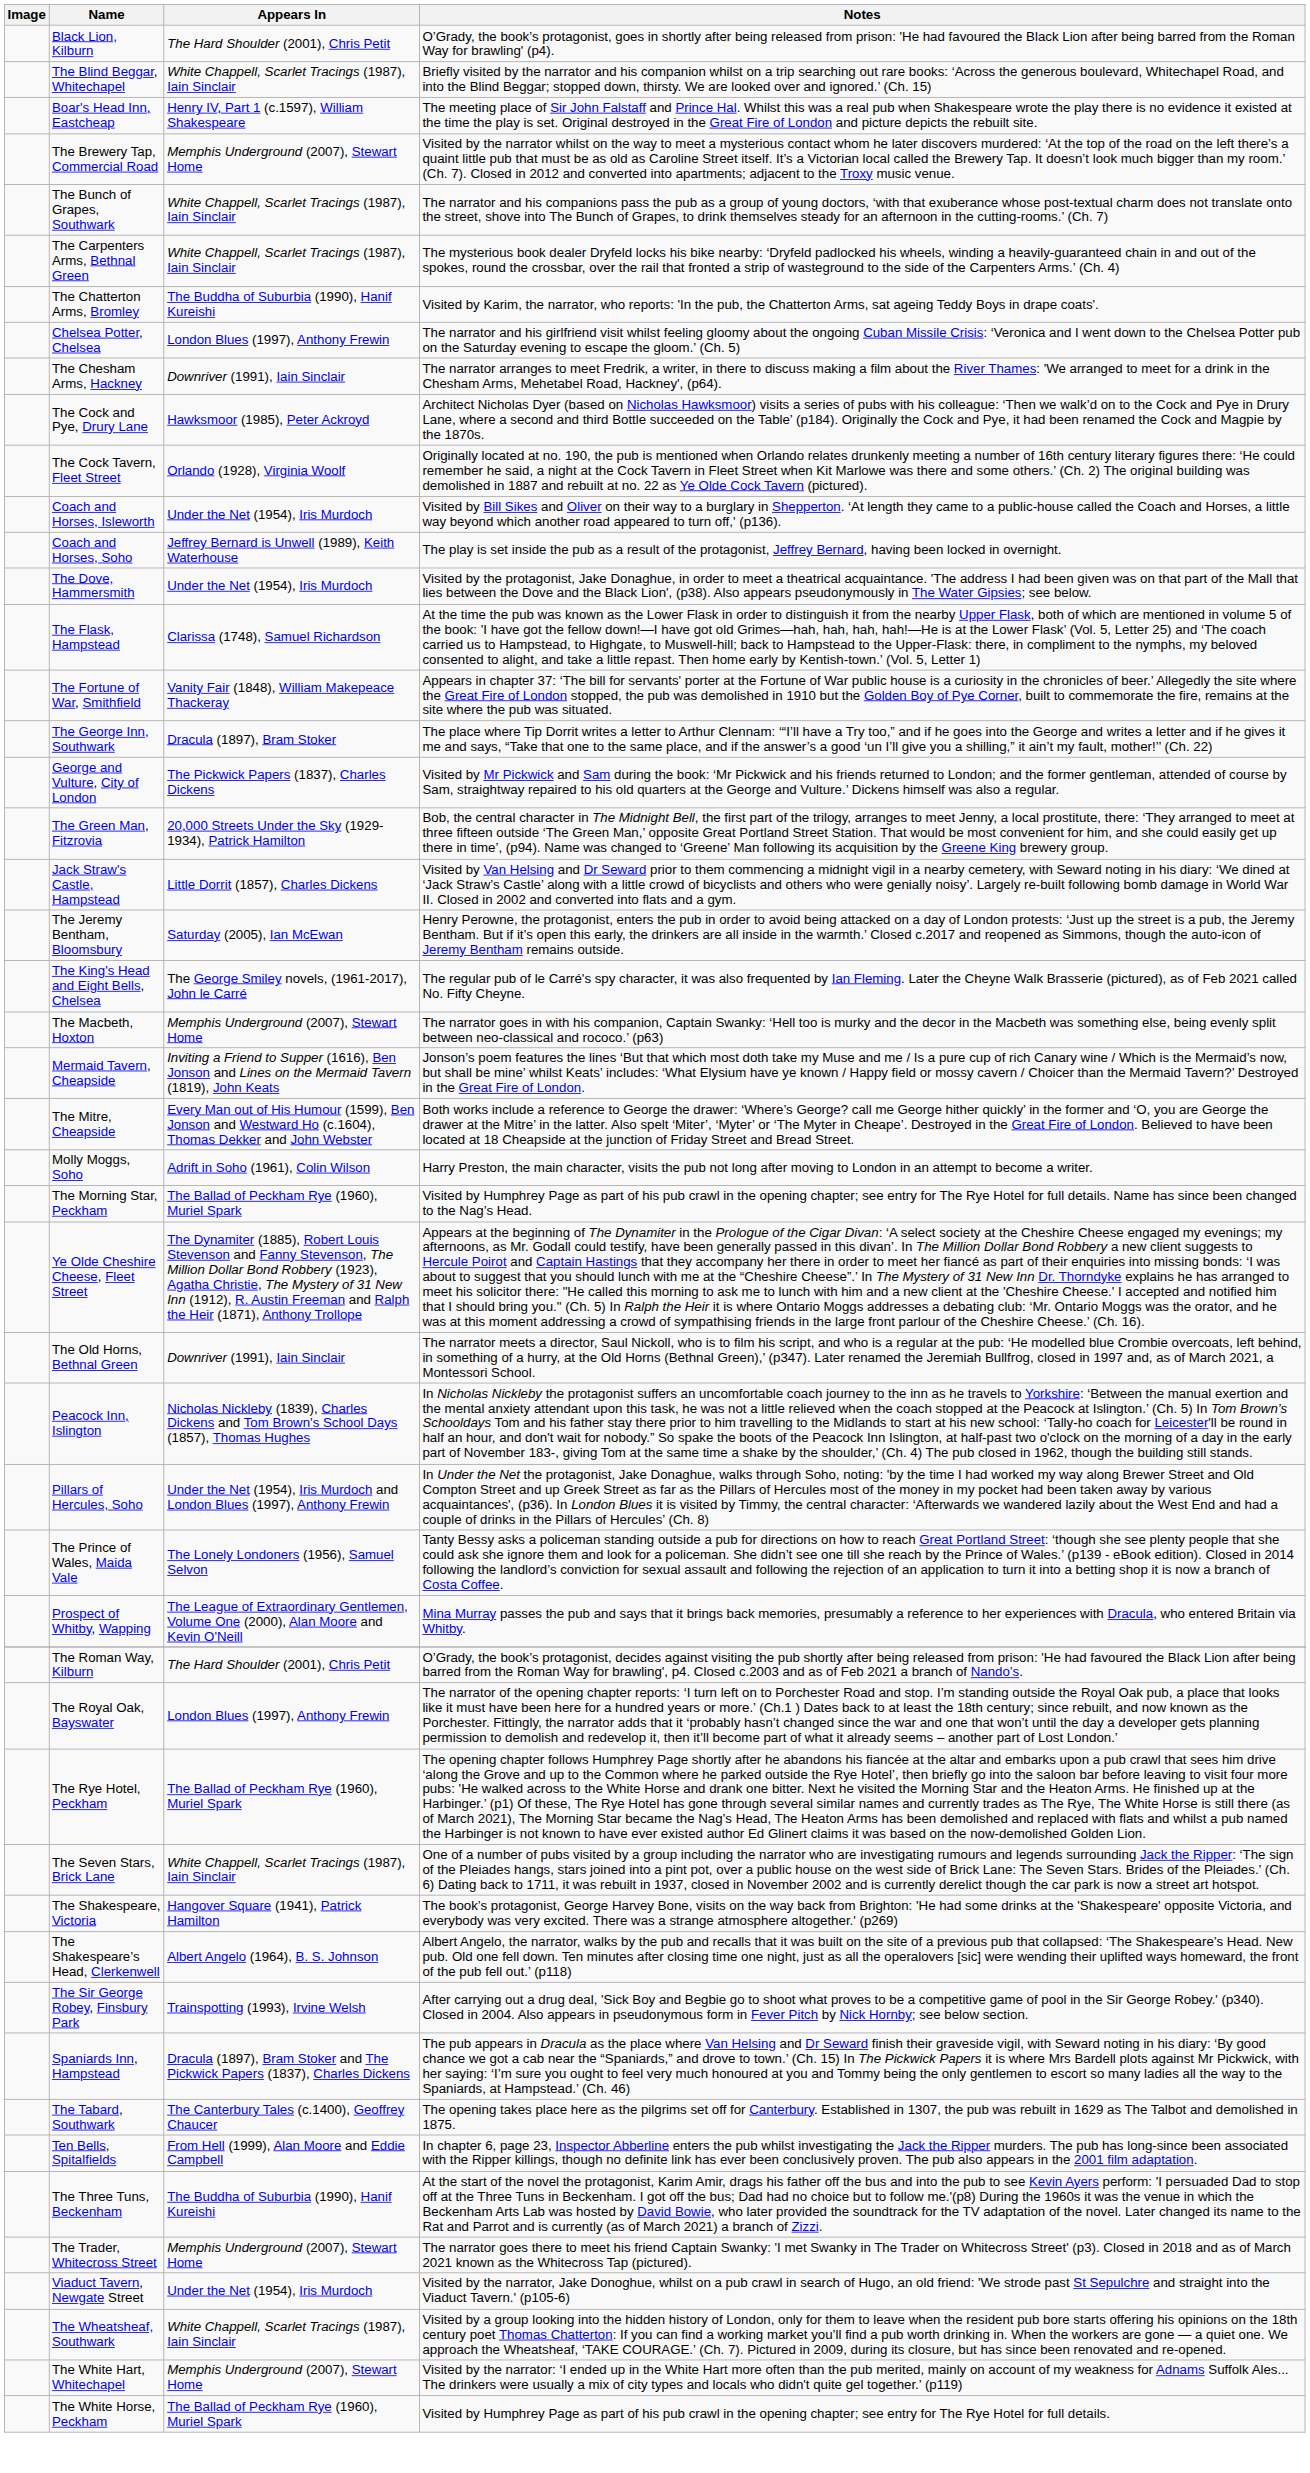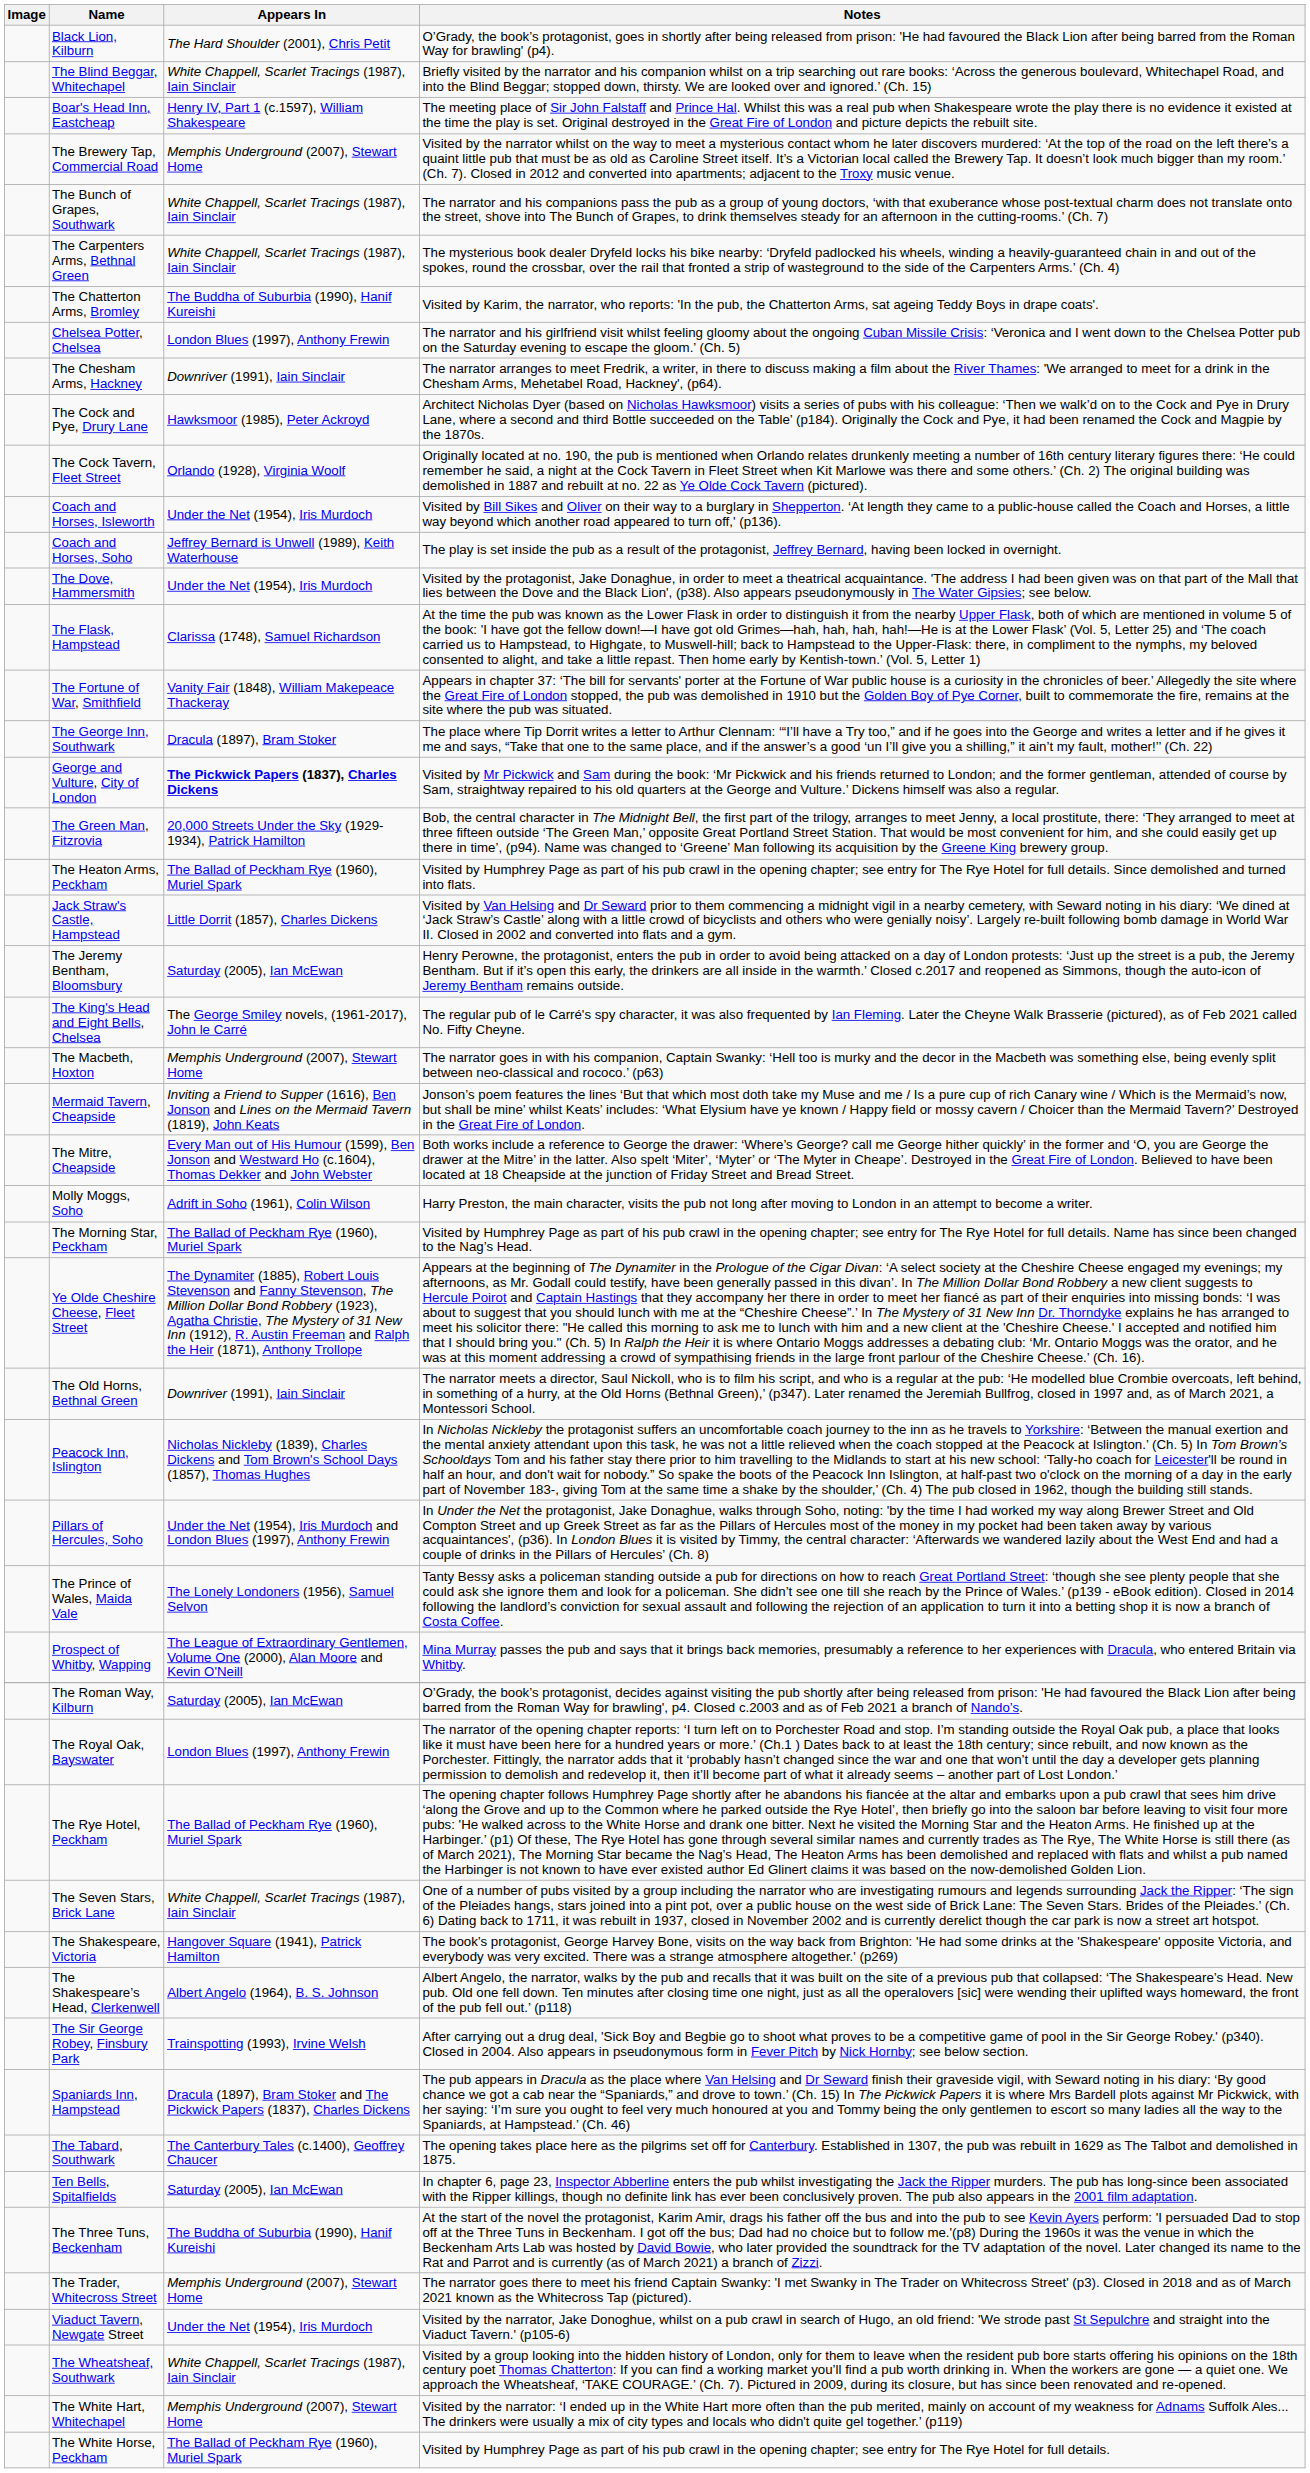(276, 782) normal -> (282, 782) bold
+ row: (105, 876)
(279, 1664) The Hard Shoulder (2001), Chris Petit -> (255, 1700) Saturday (2005), Ian McEwan
(286, 2153) From Hell (1999), Alan Moore and Eddie Campbell -> (255, 2189) Saturday (2005), Ian McEwan
